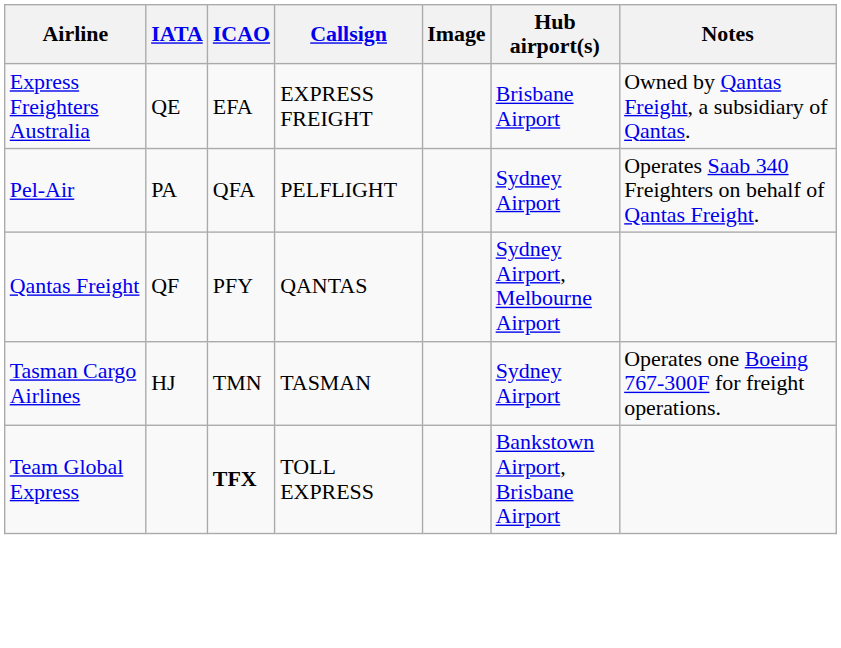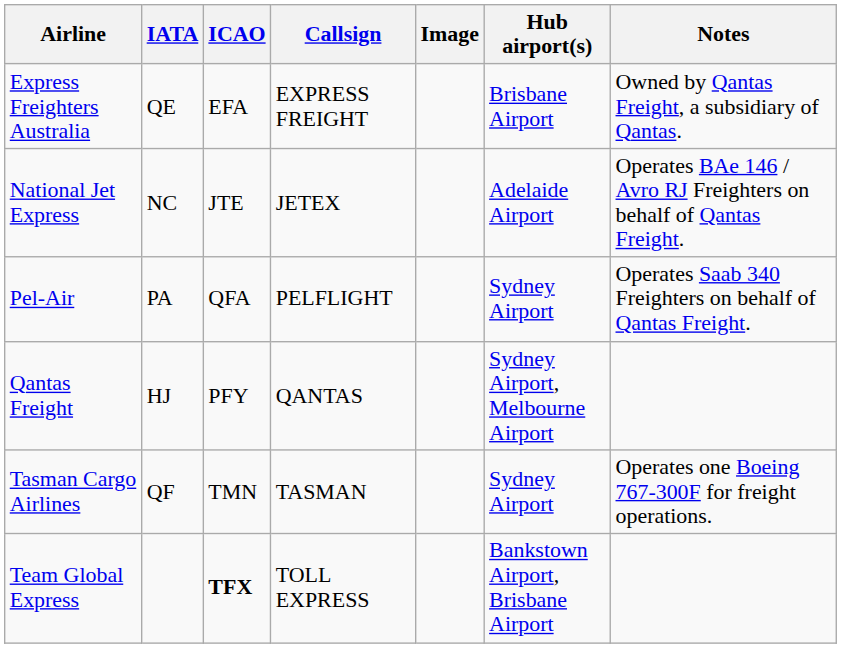+ row: (62, 202)
(165, 286) QF -> (159, 395) HJ
(163, 382) HJ -> (161, 491) QF
